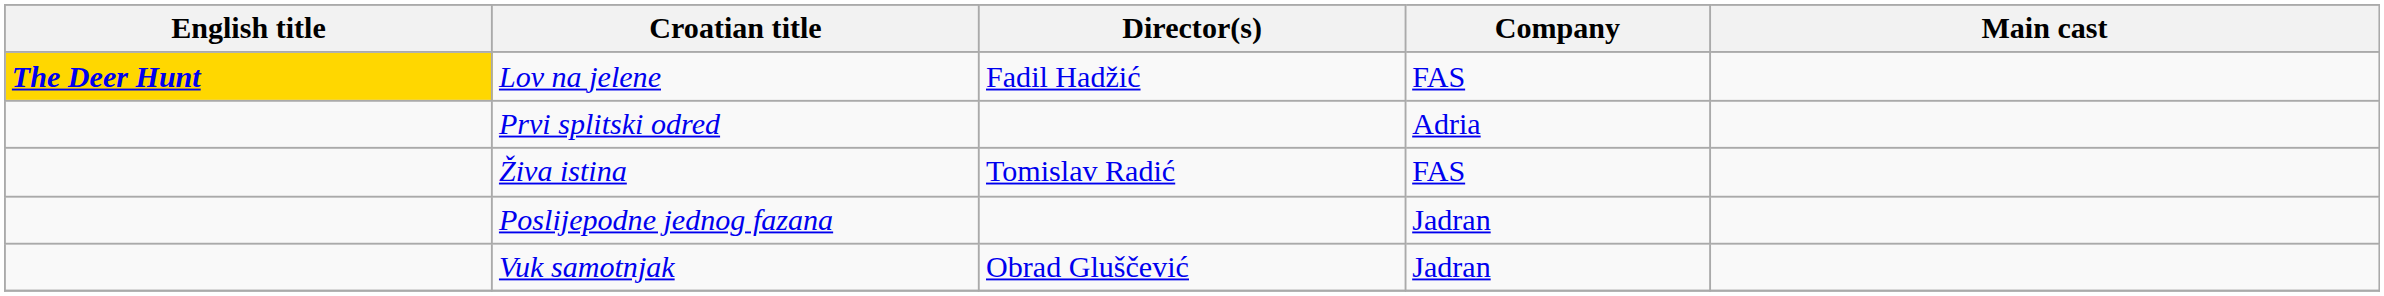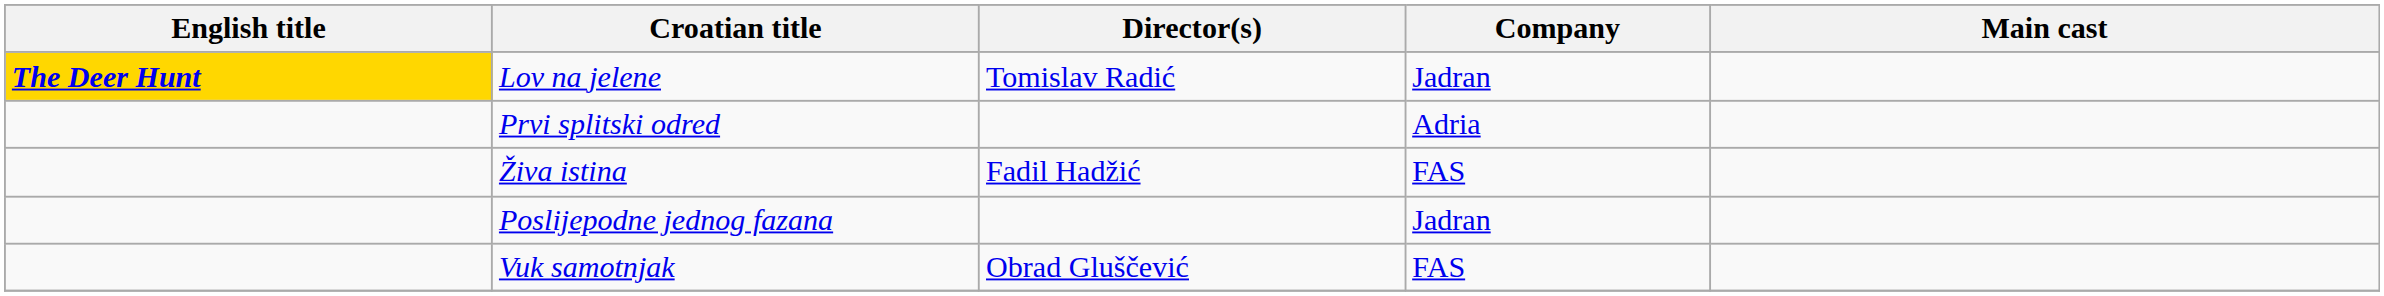(1063, 76) Fadil Hadžić -> (1081, 76) Tomislav Radić
(1439, 76) FAS -> (1451, 76) Jadran
(1081, 171) Tomislav Radić -> (1063, 171) Fadil Hadžić
(1451, 266) Jadran -> (1439, 266) FAS
